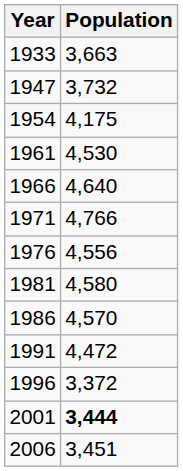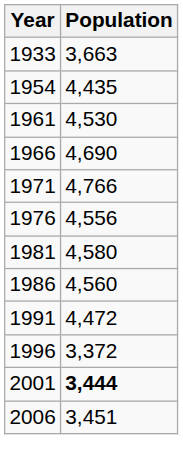- row: (33, 86)
(91, 119) 4,175 -> (91, 86) 4,435
(91, 185) 4,640 -> (91, 152) 4,690
(91, 317) 4,570 -> (91, 284) 4,560
